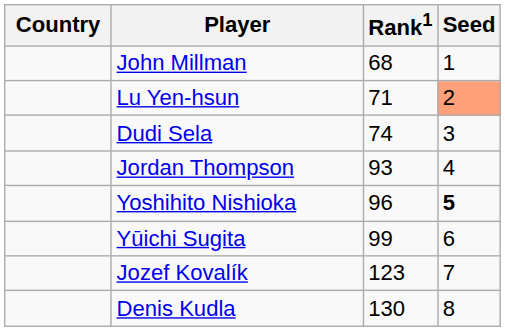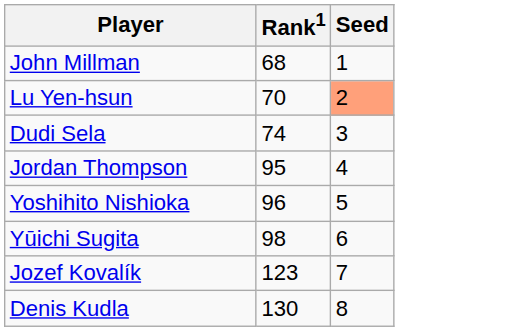- column: (58, 24)
(381, 98) 71 -> (274, 98) 70
(381, 168) 93 -> (274, 168) 95
(449, 203) bold -> (342, 203) normal
(381, 238) 99 -> (274, 238) 98
